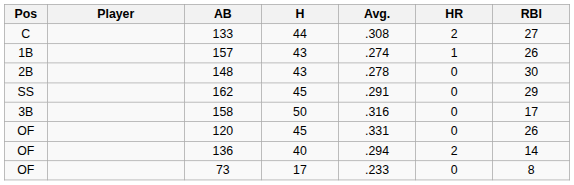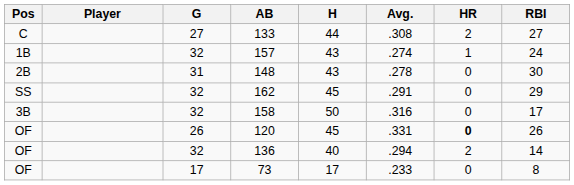+ column: (197, 14)
(531, 53) 26 -> (536, 53) 24
(454, 131) normal -> (468, 131) bold
